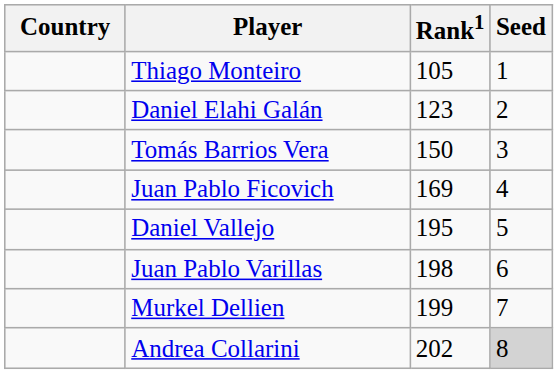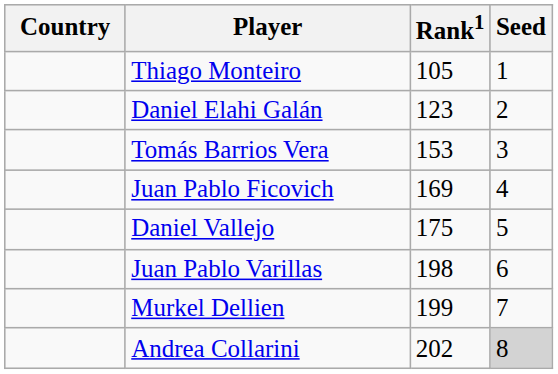(434, 149) 150 -> (434, 149) 153
(434, 228) 195 -> (434, 228) 175
